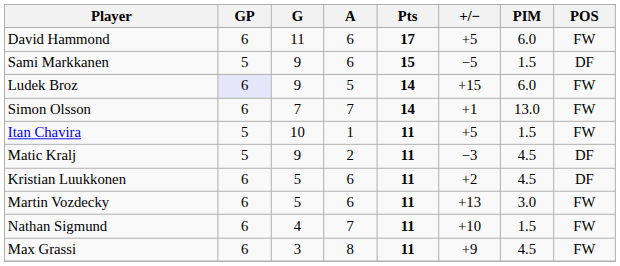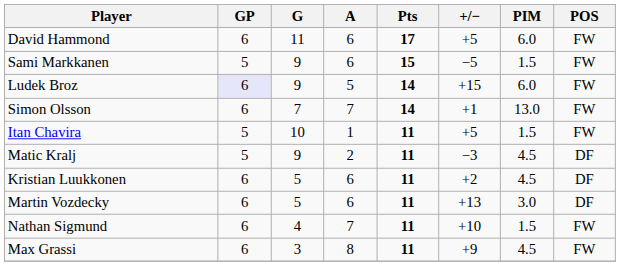(584, 62) DF -> (584, 62) FW
(584, 202) FW -> (584, 202) DF
